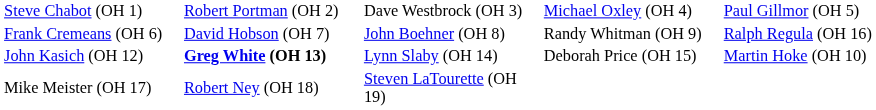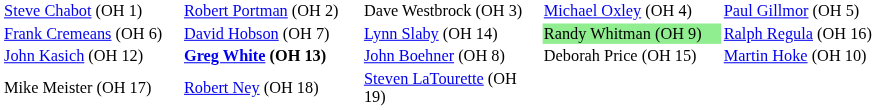(434, 33) John Boehner (OH 8) -> (431, 33) Lynn Slaby (OH 14)
(623, 33) no background -> (623, 33) lightgreen background
(431, 56) Lynn Slaby (OH 14) -> (434, 56) John Boehner (OH 8)
